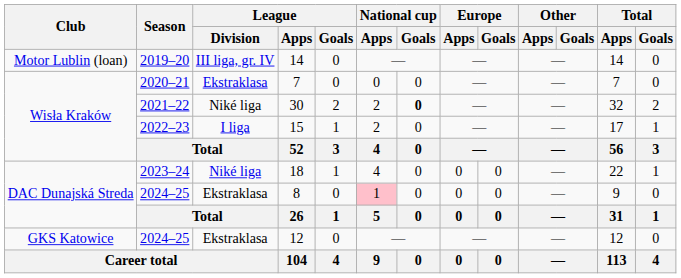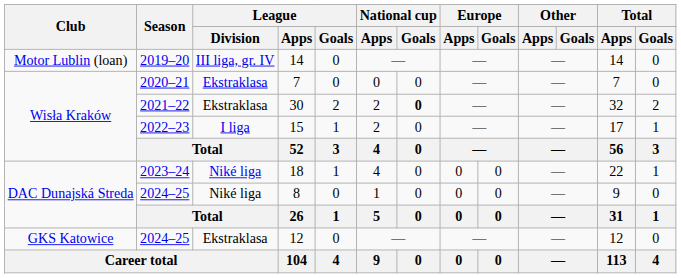(235, 104) Niké liga -> (235, 104) Ekstraklasa
(235, 194) Ekstraklasa -> (235, 194) Niké liga
(376, 194) pink background -> (376, 194) no background
